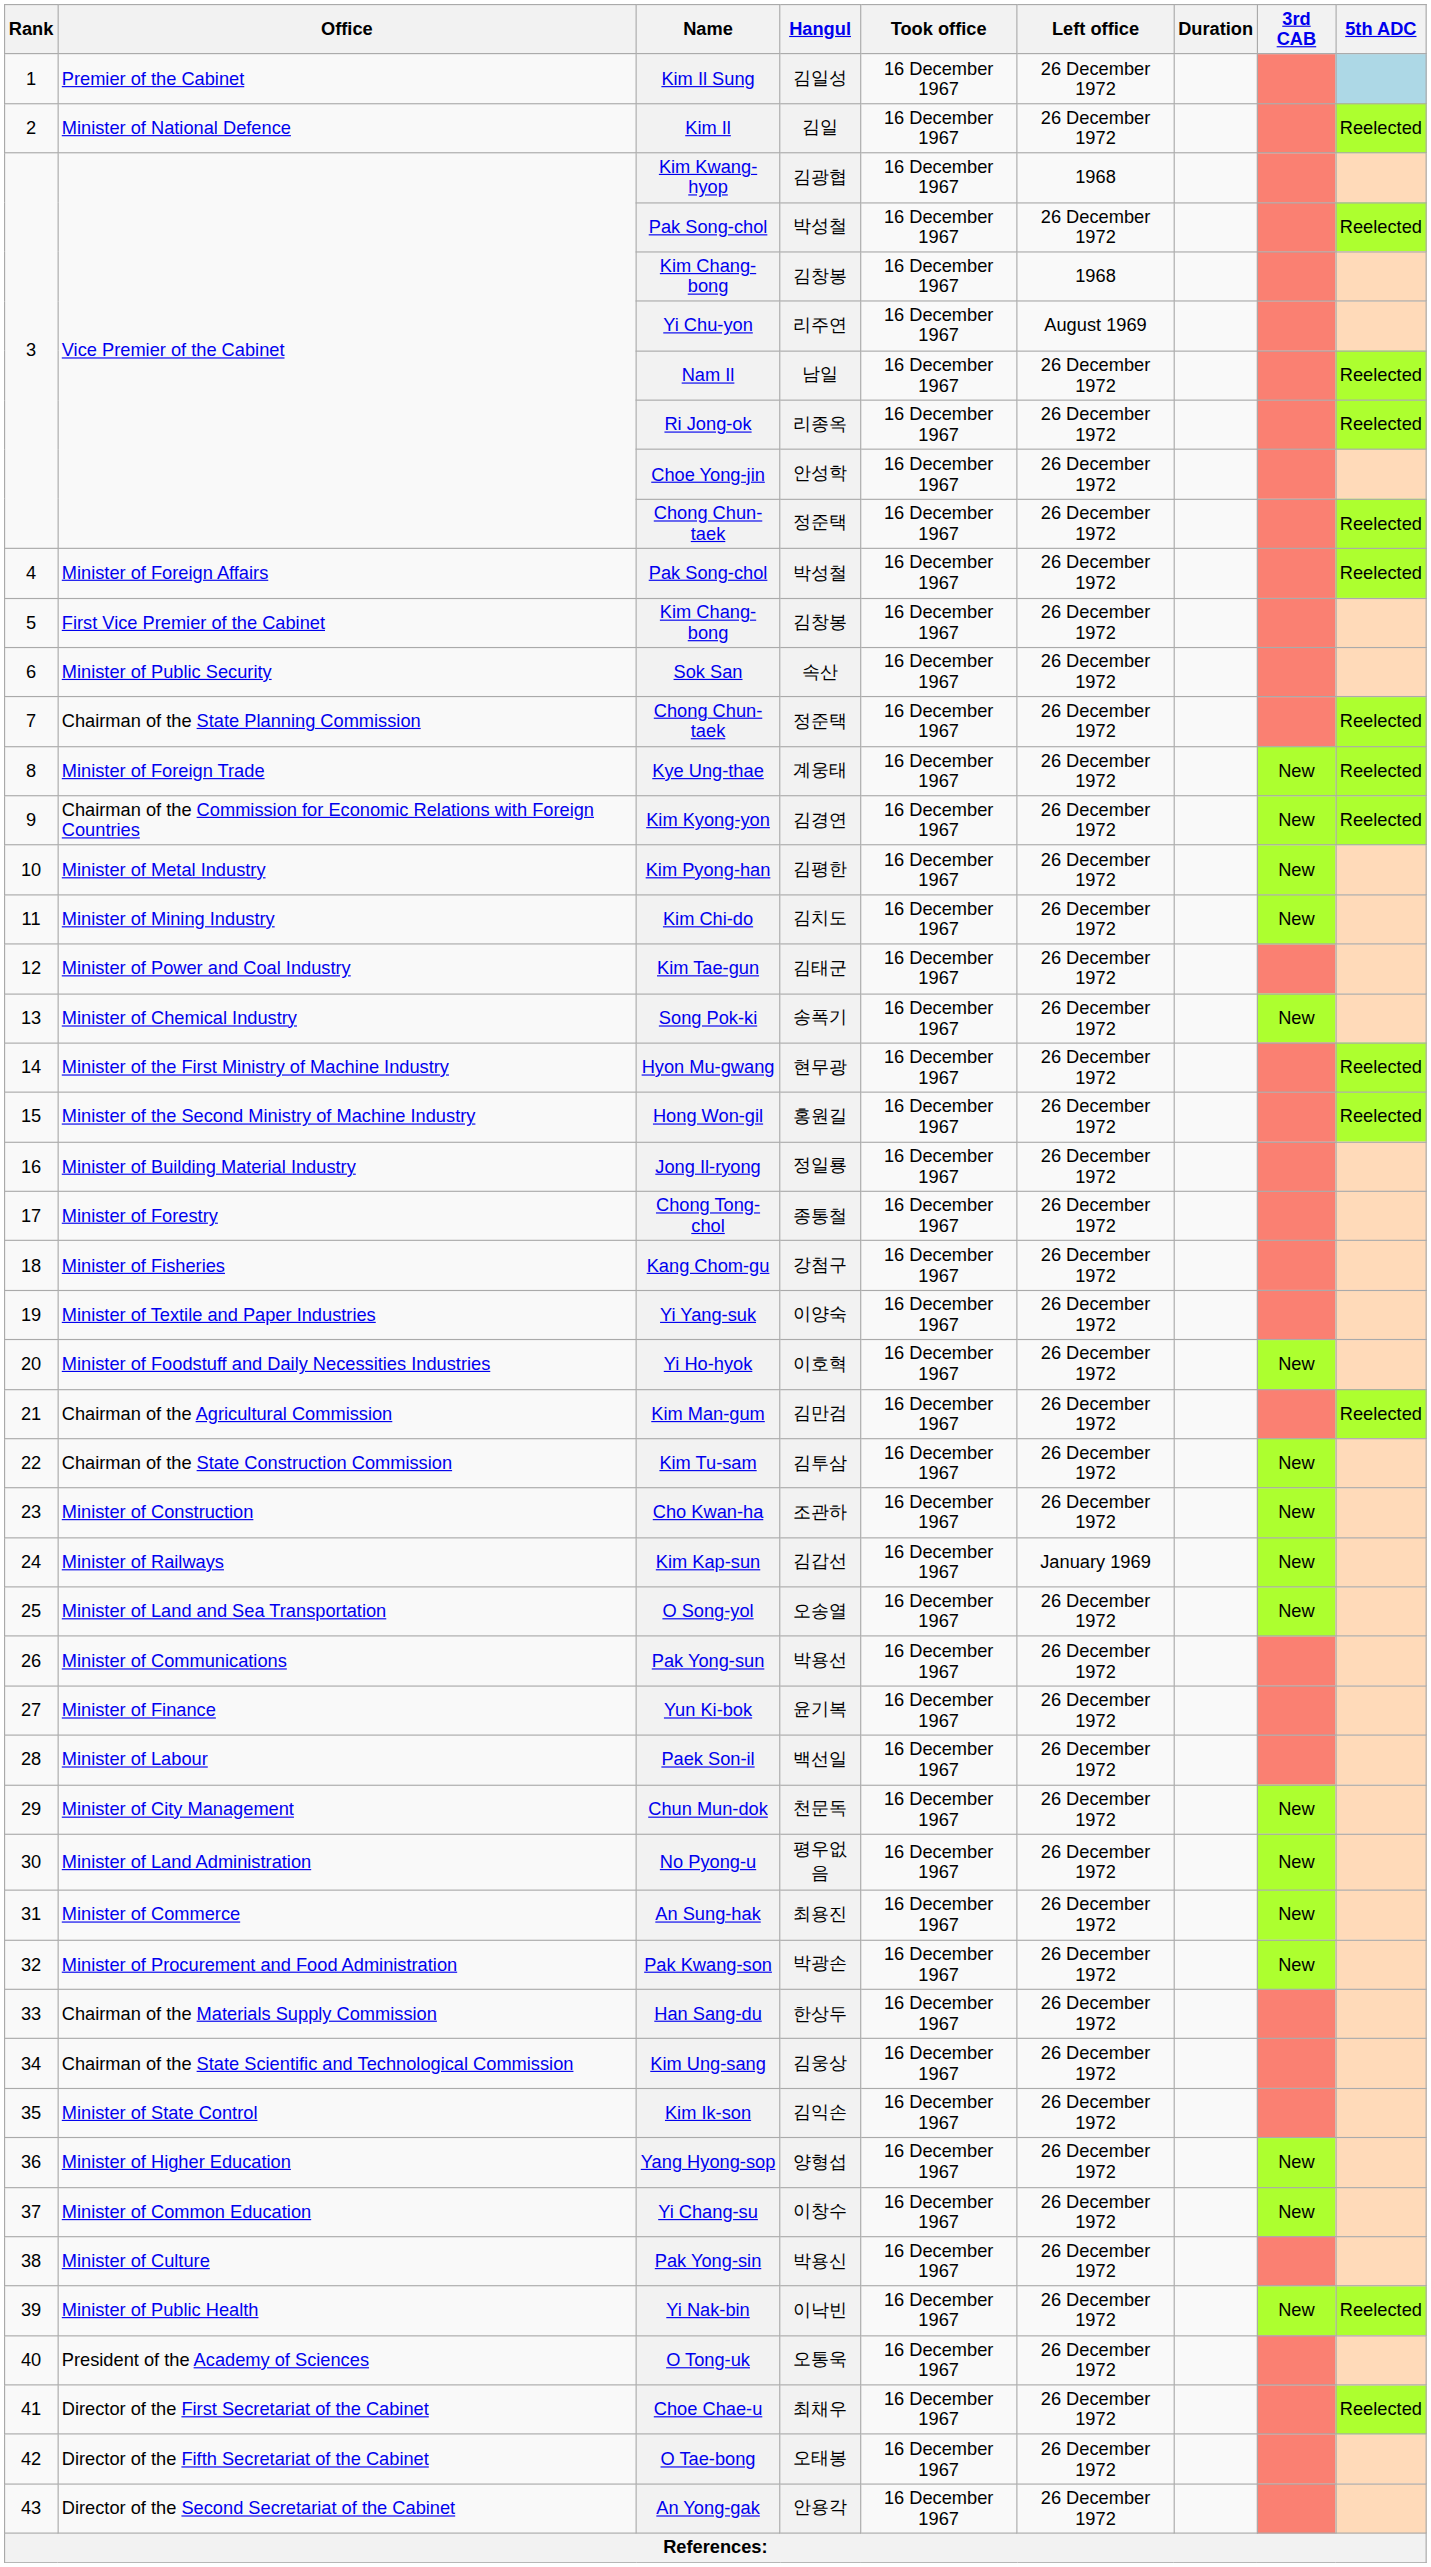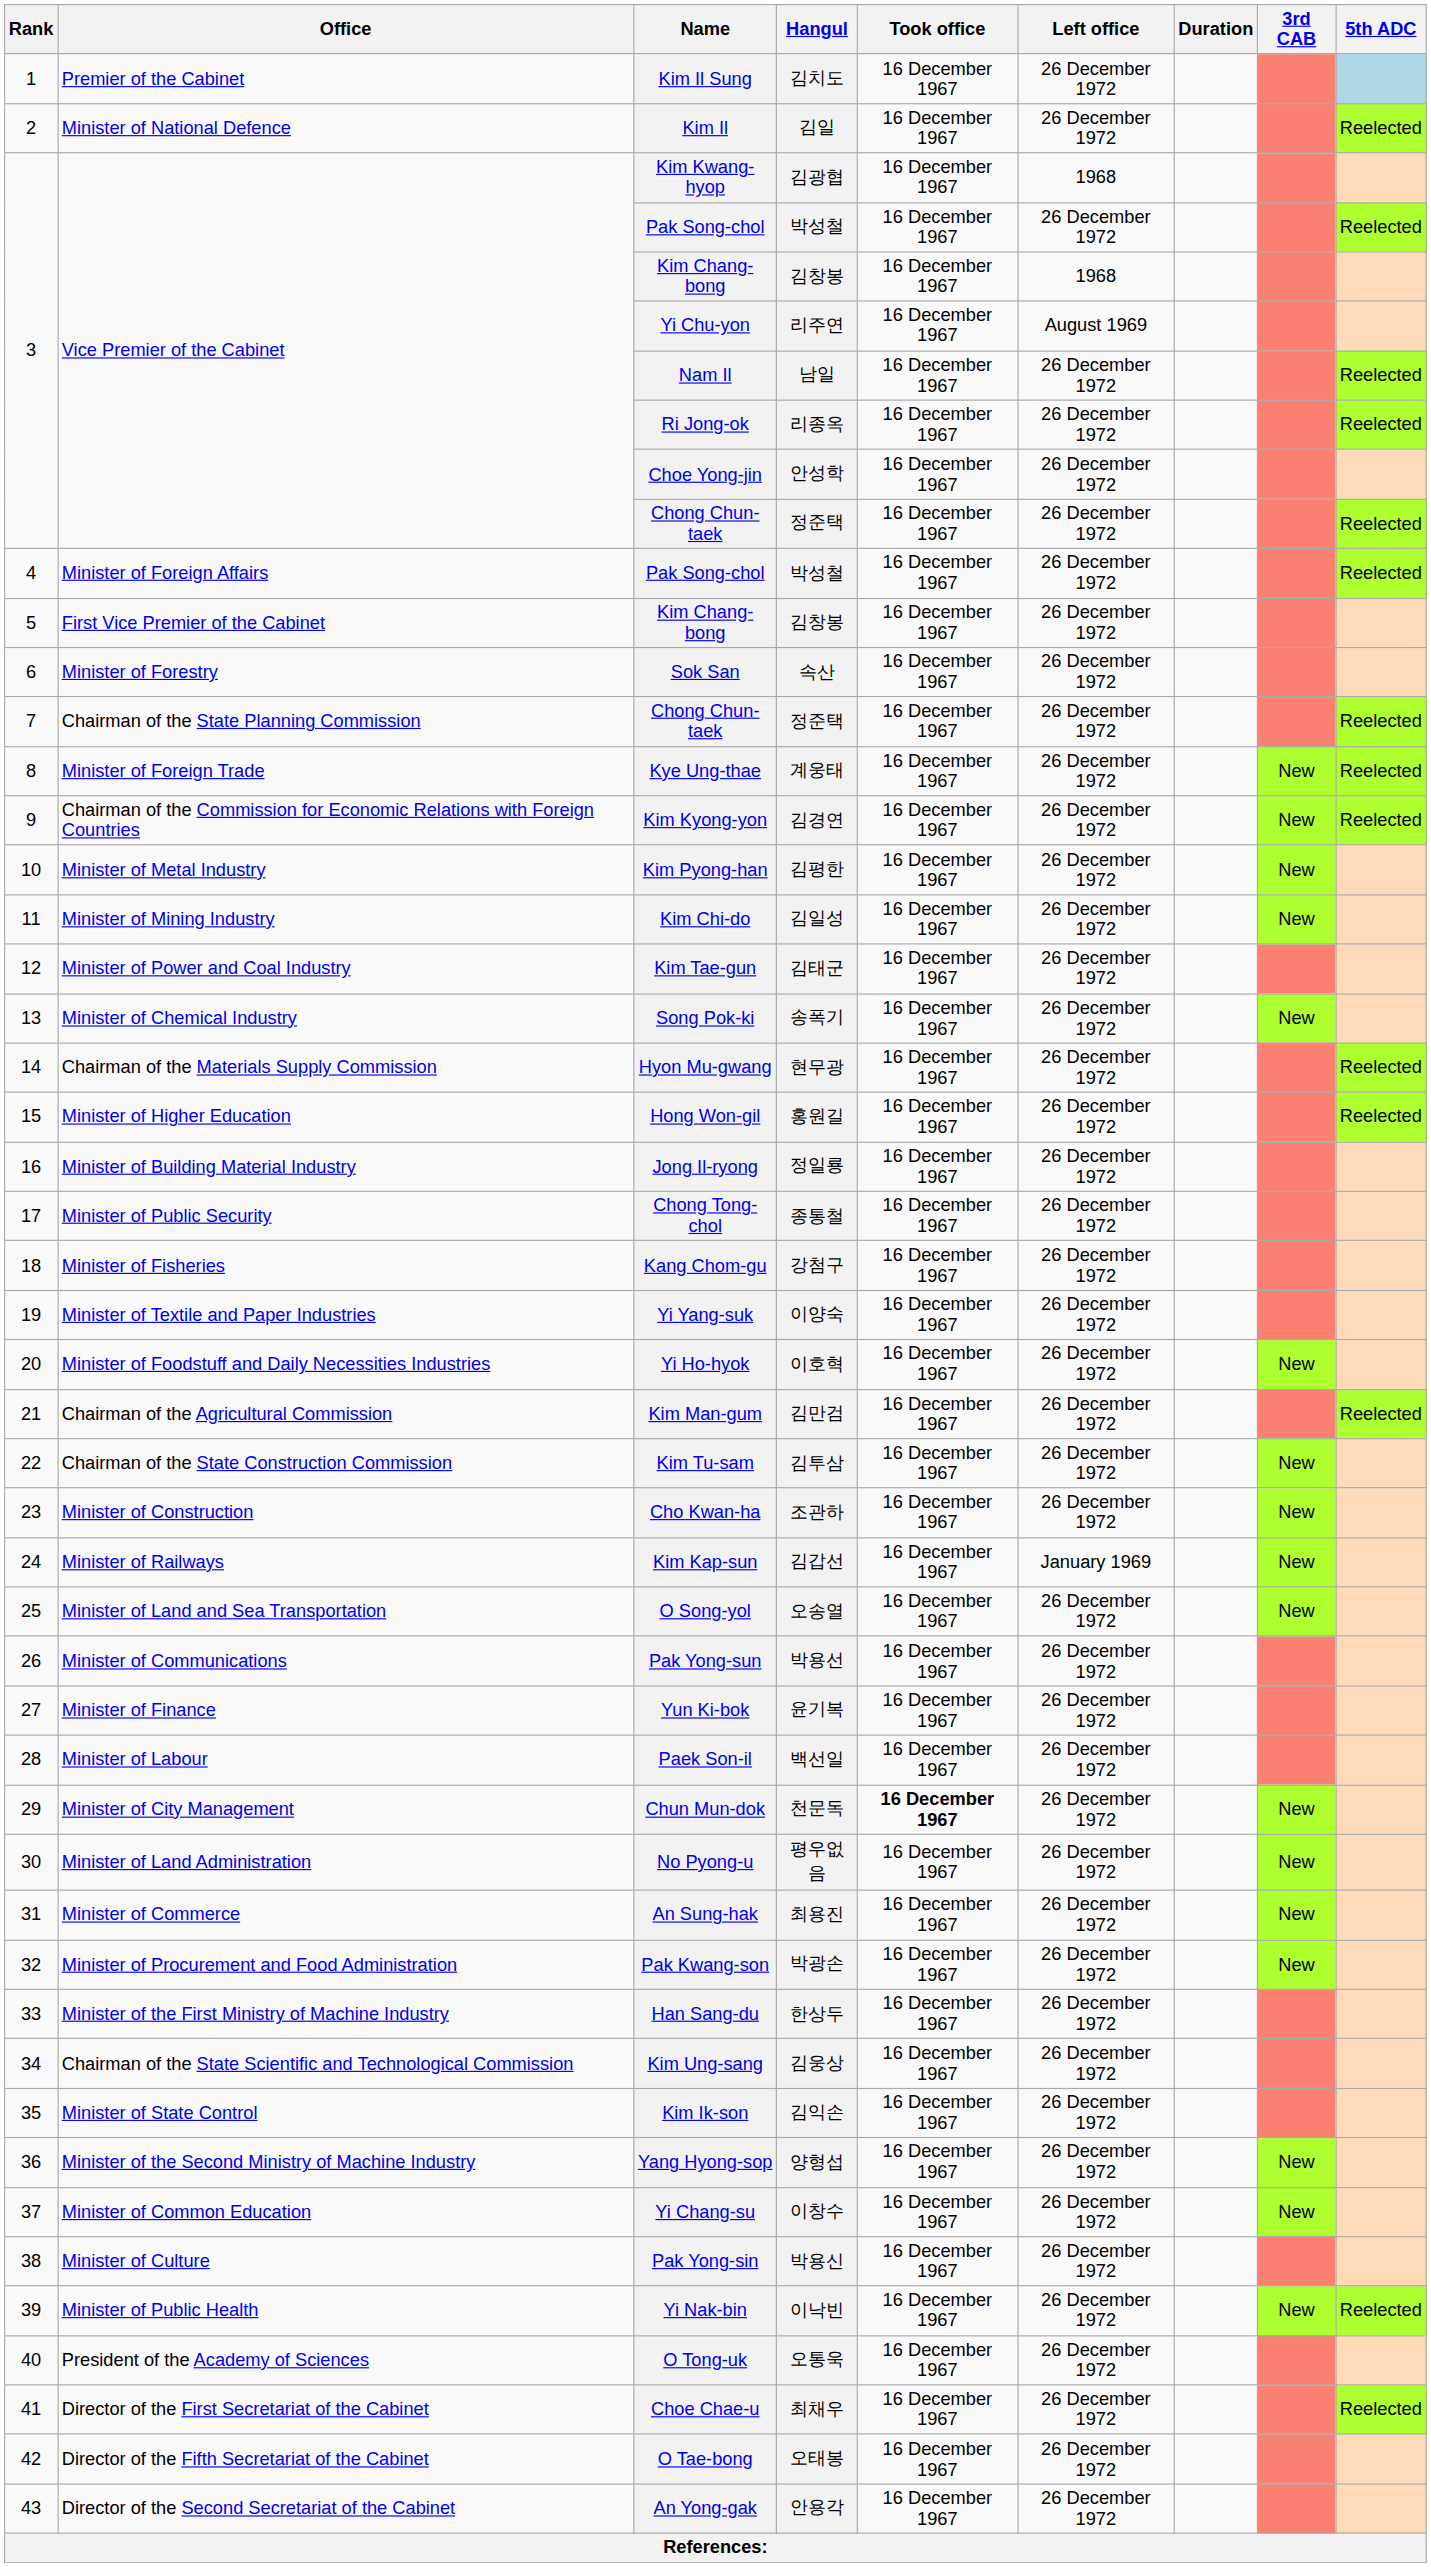(820, 78) 김일성 -> (817, 78) 김치도
(167, 672) Minister of Public Security -> (140, 672) Minister of Forestry
(820, 918) 김치도 -> (817, 918) 김일성
(255, 1067) Minister of the First Ministry of Machine Industry -> (249, 1067) Chairman of the Materials Supply Commission
(269, 1117) Minister of the Second Ministry of Machine Industry -> (176, 1117) Minister of Higher Education
(140, 1215) Minister of Forestry -> (167, 1215) Minister of Public Security
(939, 1809) normal -> (937, 1809) bold
(249, 2013) Chairman of the Materials Supply Commission -> (255, 2013) Minister of the First Ministry of Machine Industry
(176, 2162) Minister of Higher Education -> (269, 2162) Minister of the Second Ministry of Machine Industry
